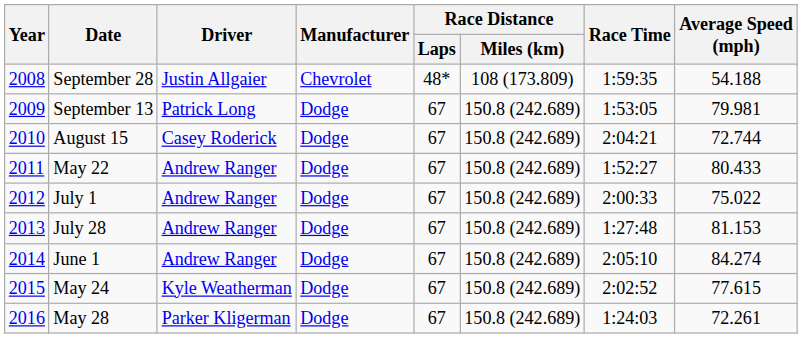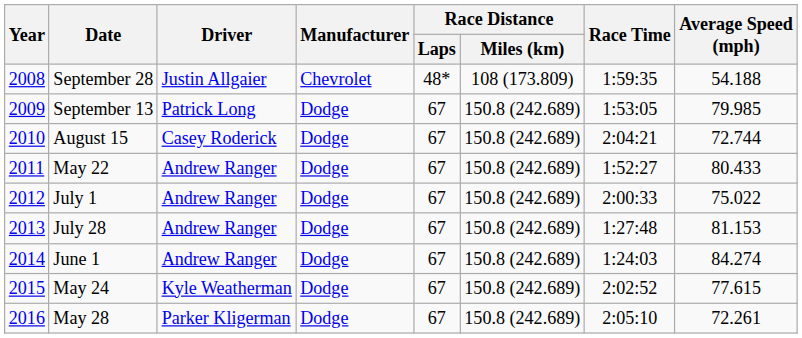(736, 109) 79.981 -> (736, 109) 79.985
(630, 258) 2:05:10 -> (630, 258) 1:24:03
(630, 317) 1:24:03 -> (630, 317) 2:05:10
